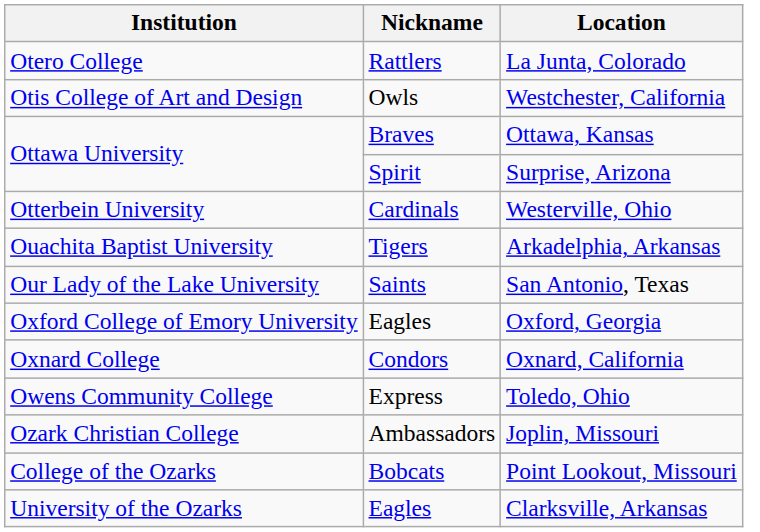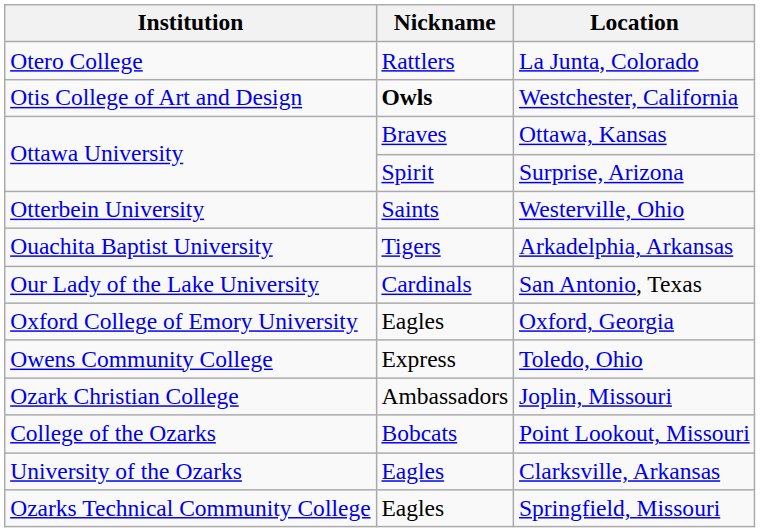(393, 97) normal -> (407, 97) bold
(414, 209) Cardinals -> (410, 209) Saints
(397, 284) Saints -> (427, 284) Cardinals
- row: (595, 358)
+ row: (620, 508)
